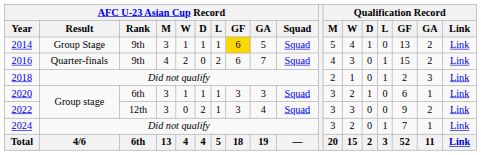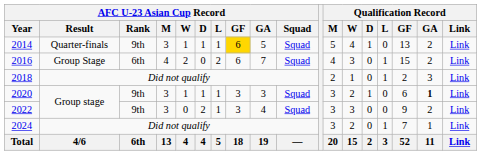(79, 45) Group Stage -> (79, 45) Quarter-finals
(79, 61) Quarter-finals -> (79, 61) Group Stage
(138, 61) 9th -> (138, 61) 6th
(138, 93) 6th -> (138, 93) 9th
(430, 93) normal -> (430, 93) bold
(138, 110) 12th -> (138, 110) 9th
